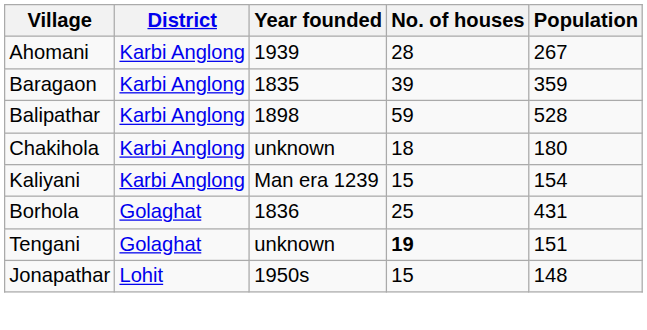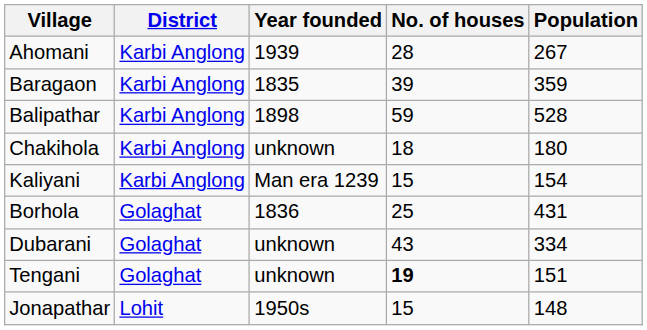+ row: (50, 244)
